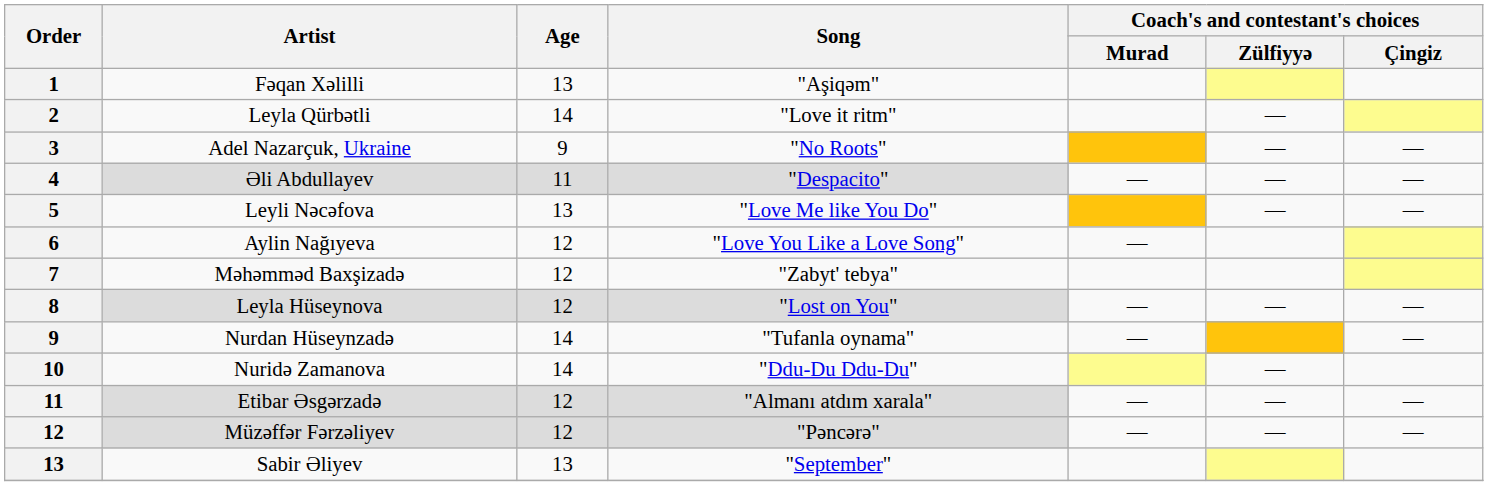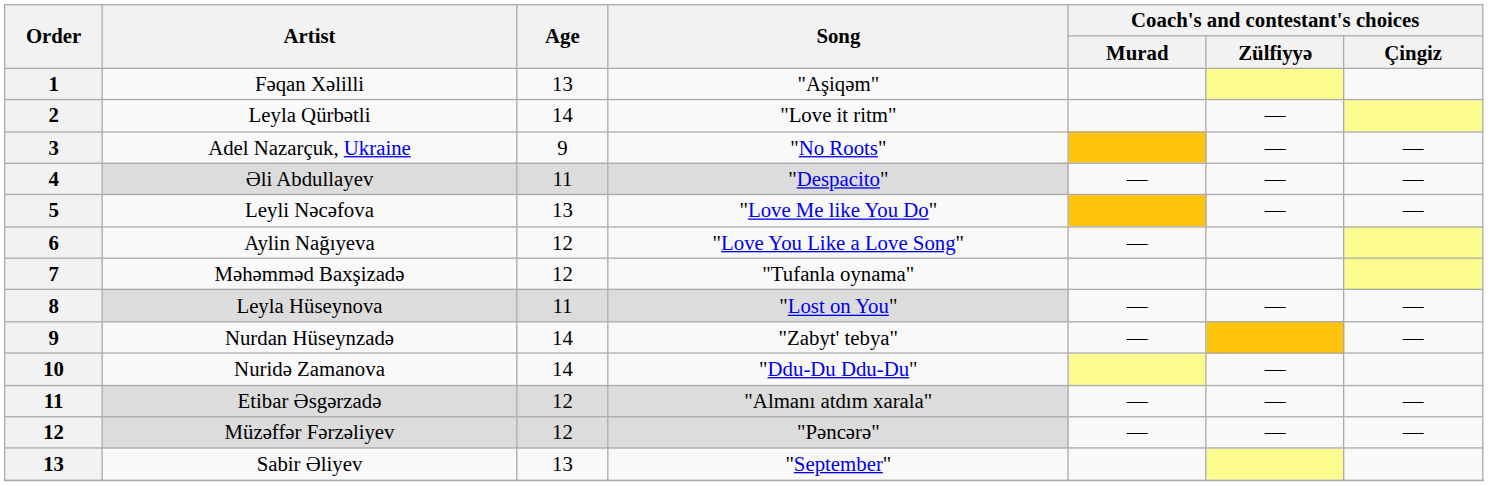(838, 274) "Zabyt' tebya" -> (838, 274) "Tufanla oynama"
(562, 306) 12 -> (562, 306) 11
(838, 337) "Tufanla oynama" -> (838, 337) "Zabyt' tebya"
